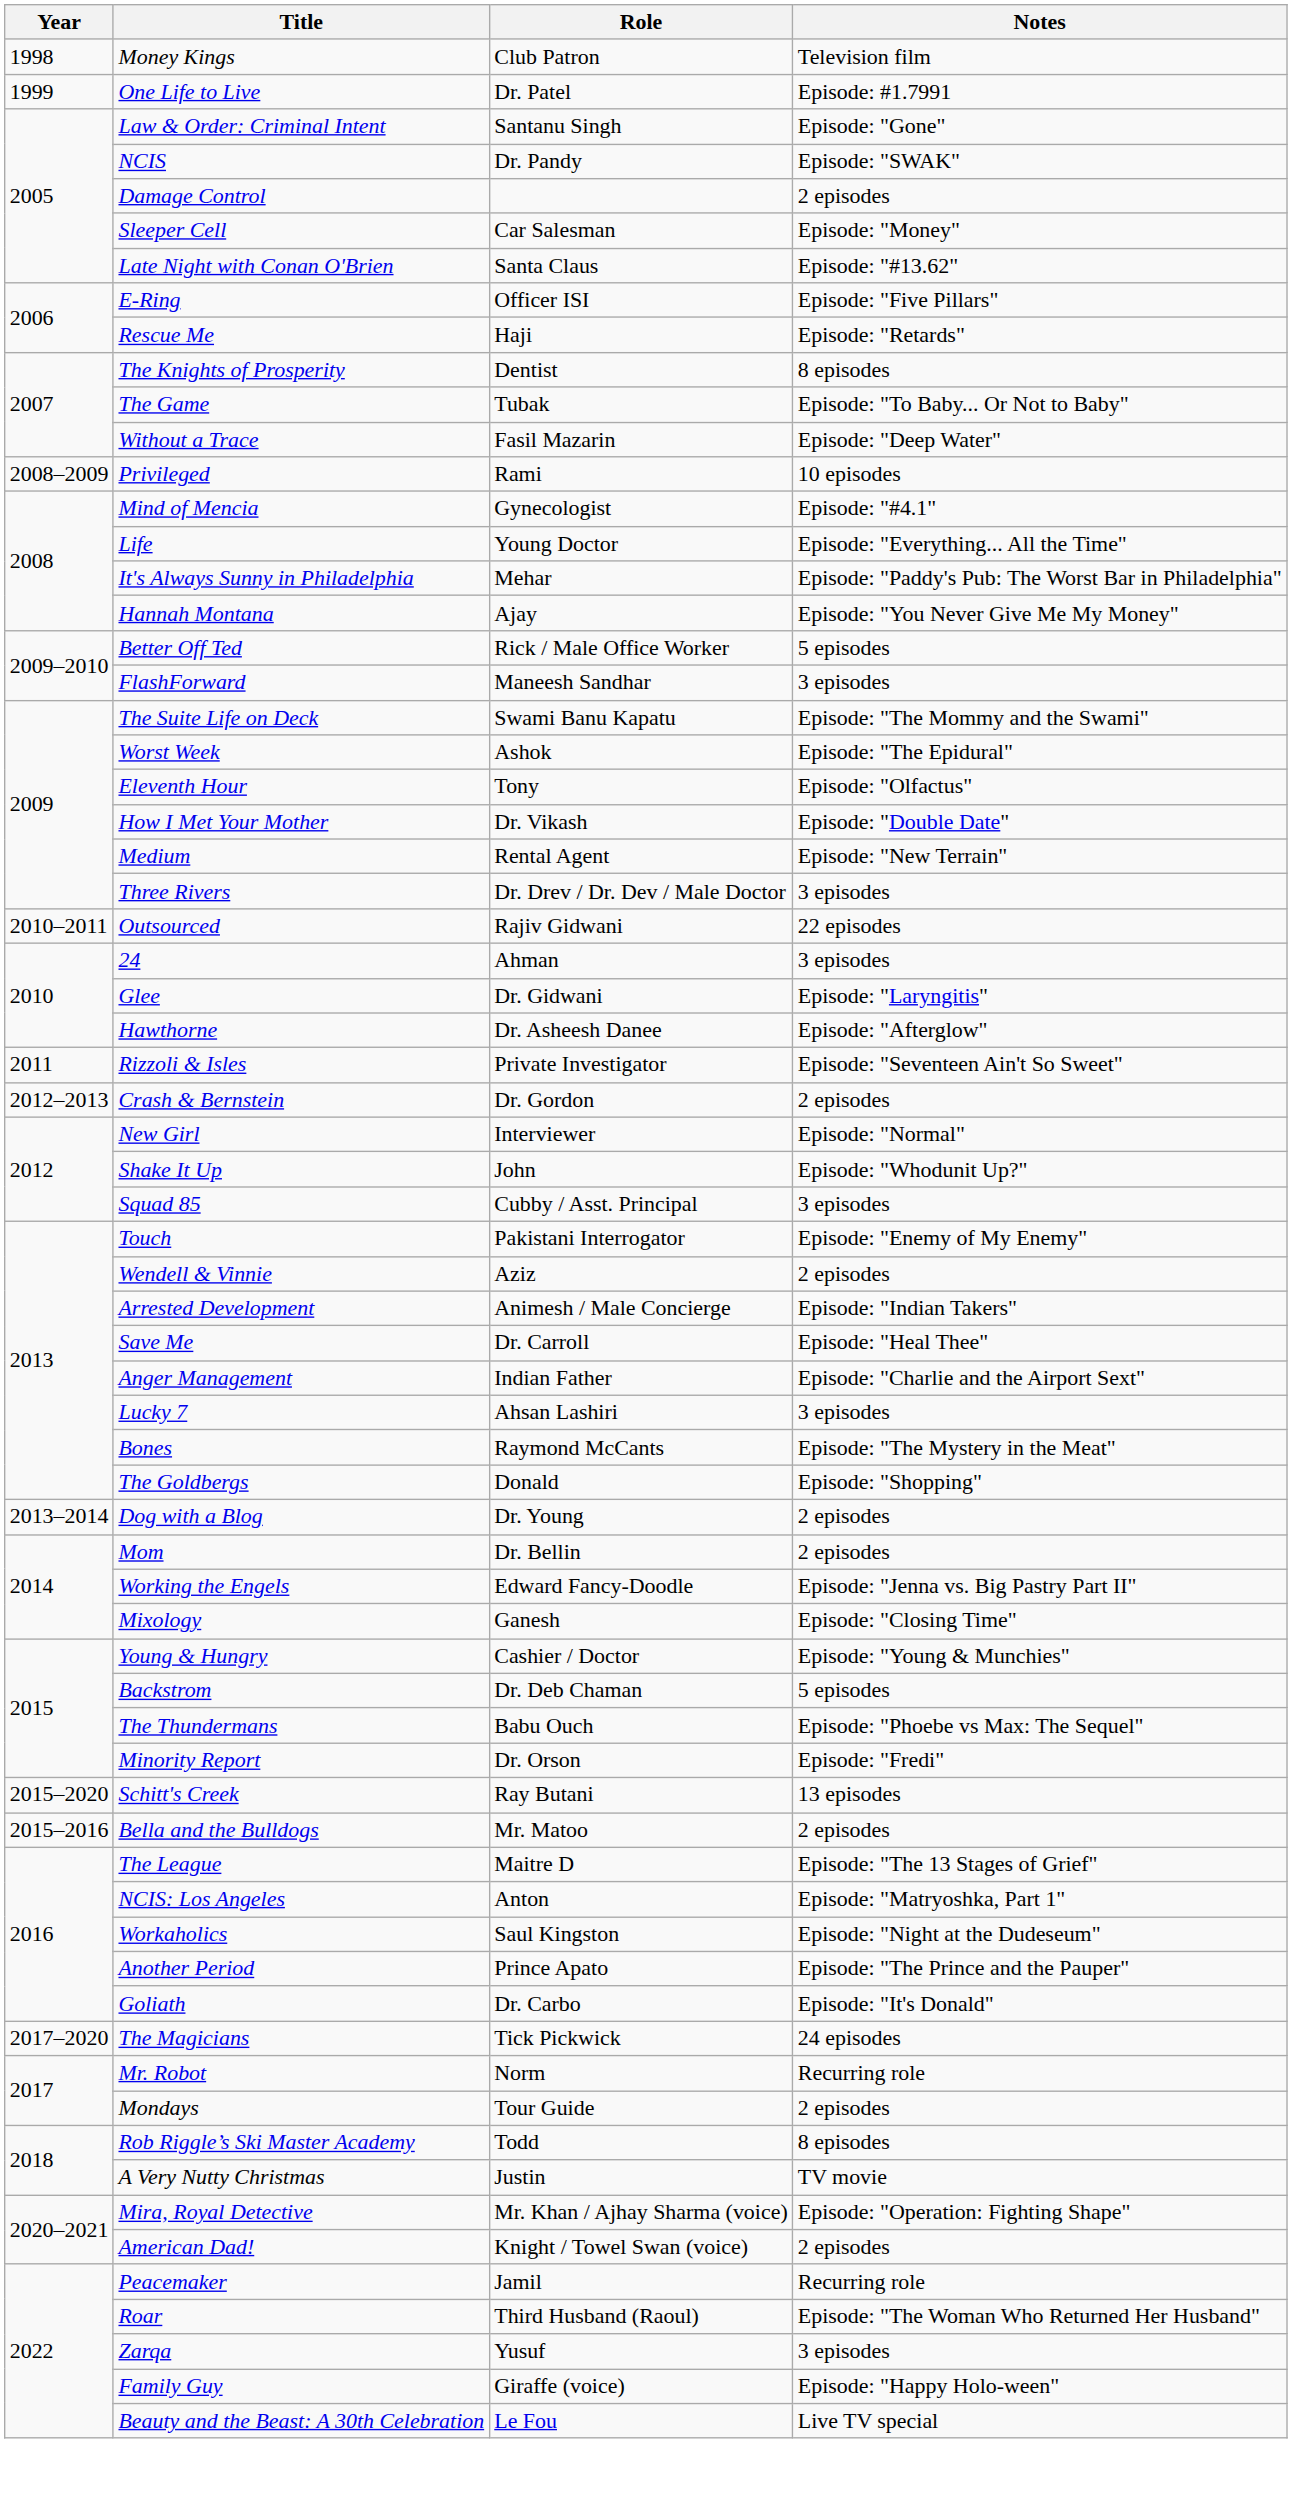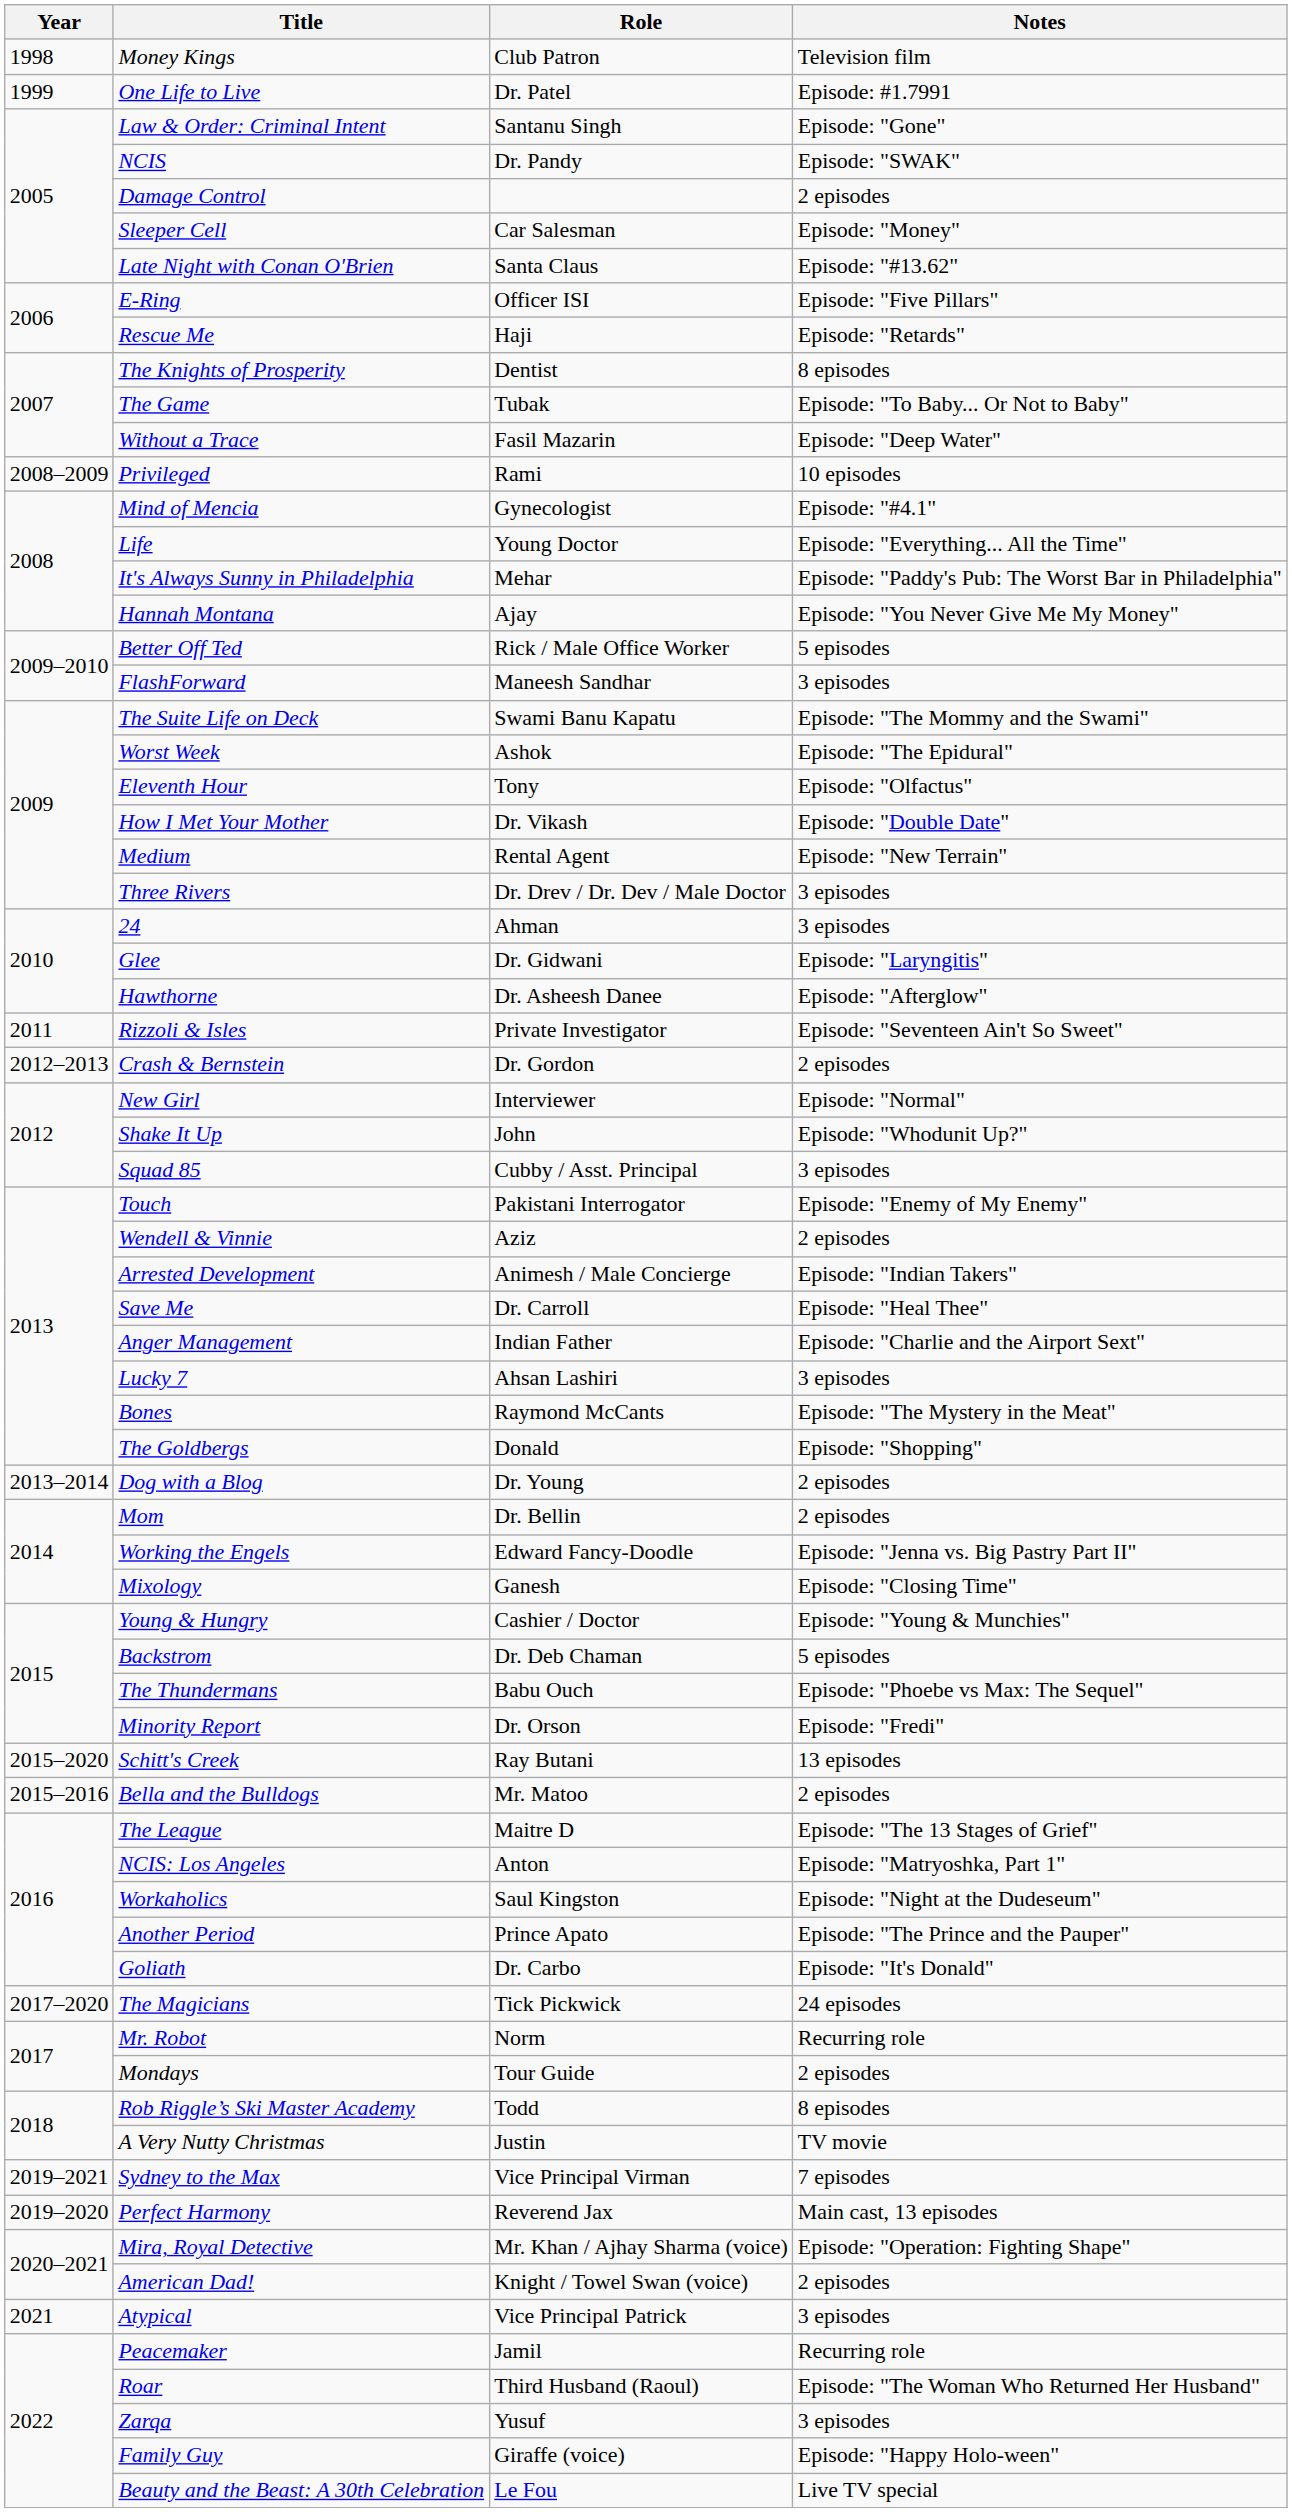- row: (169, 925)
+ row: (199, 2177)
+ row: (194, 2211)
+ row: (155, 2316)
